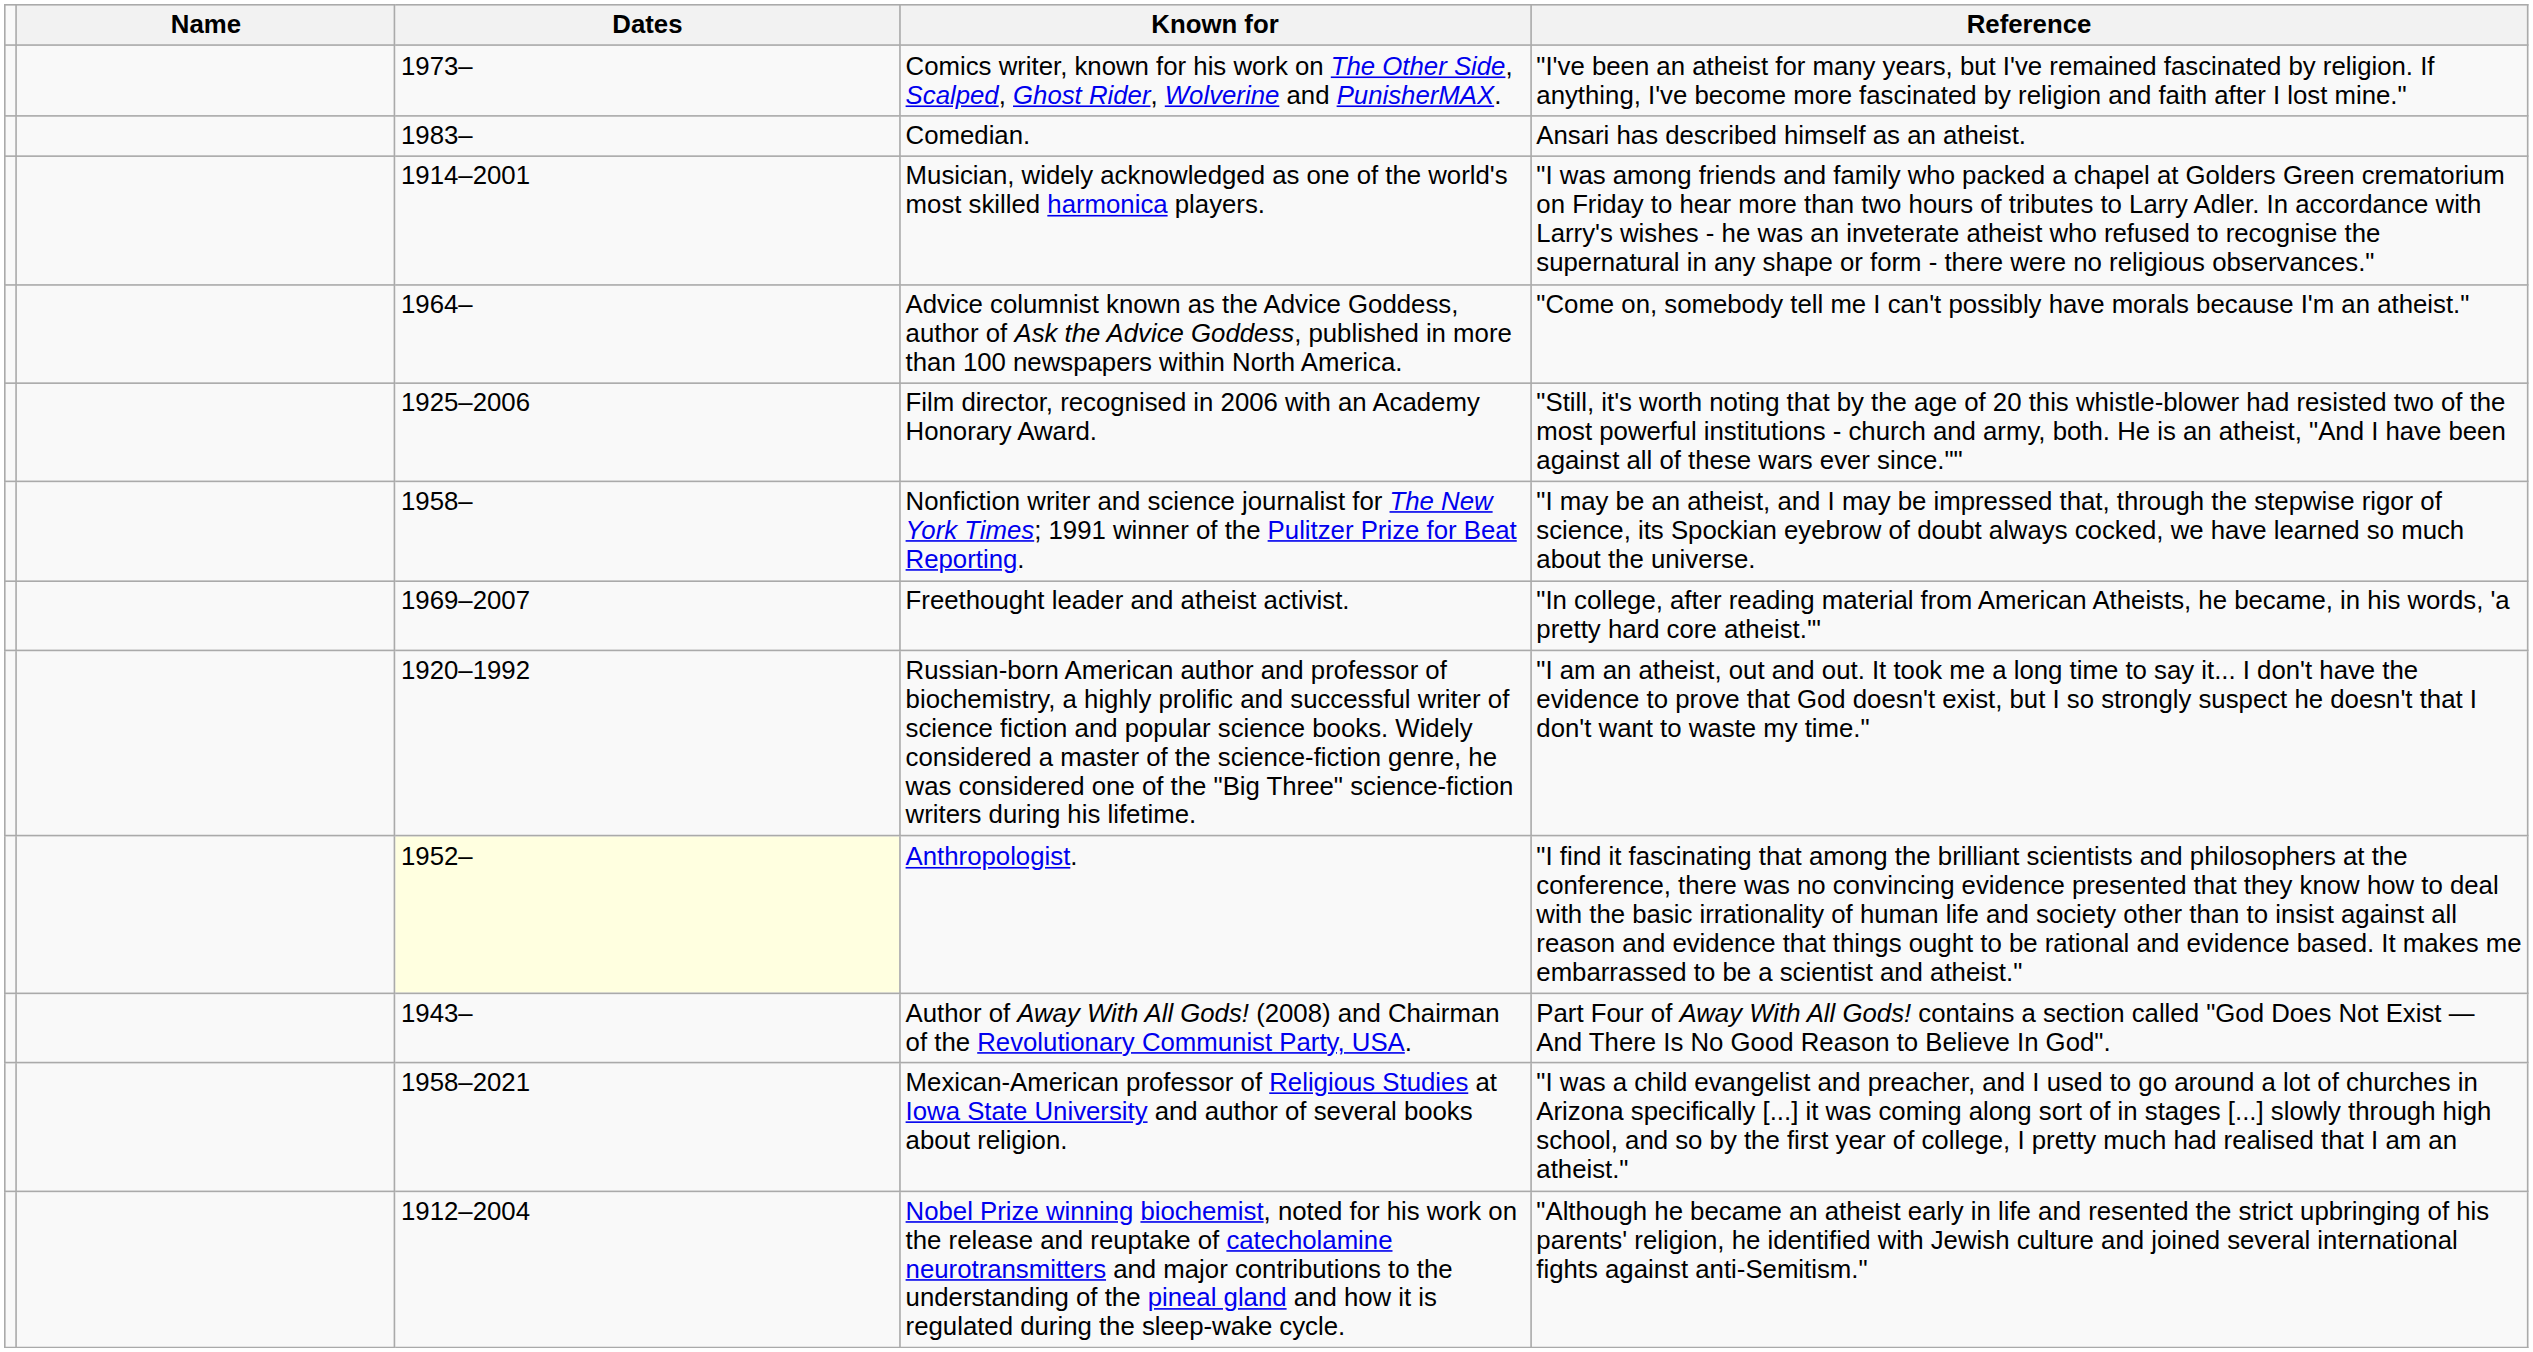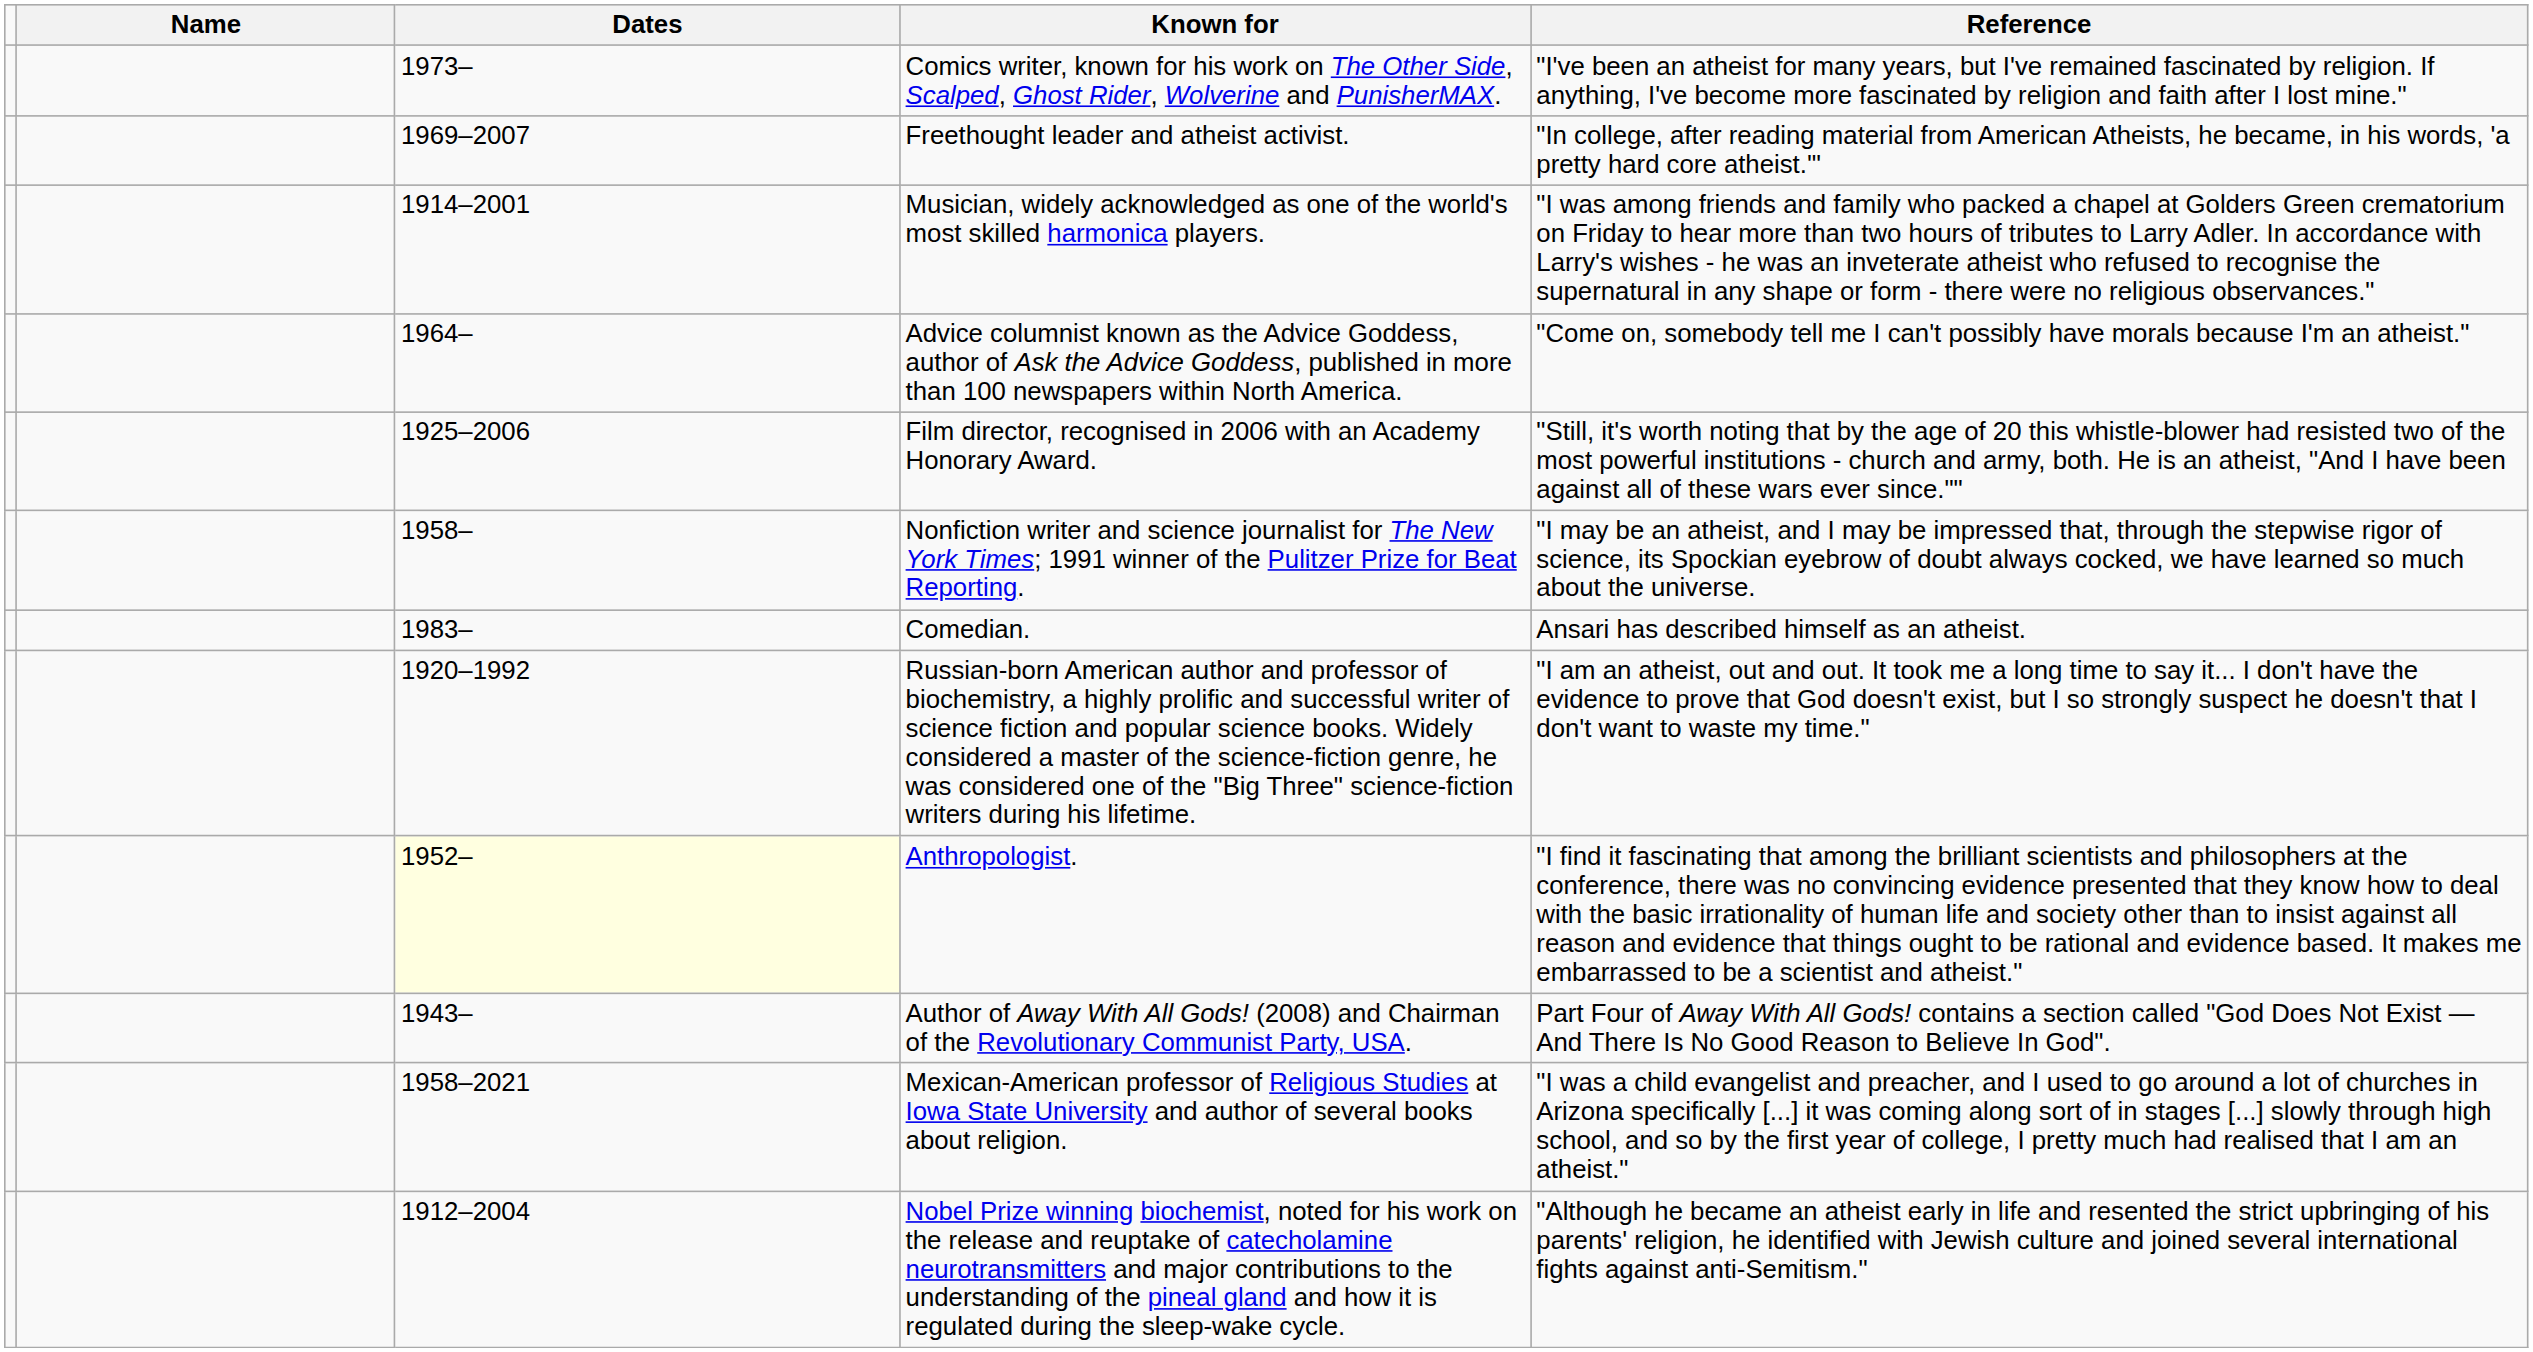rows swapped: (1128, 600) <-> (968, 135)
